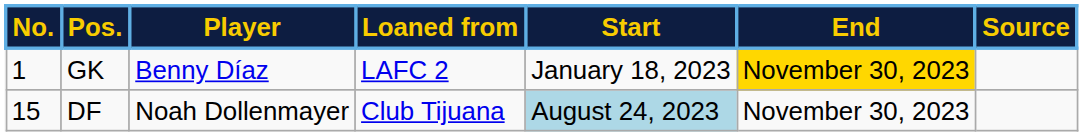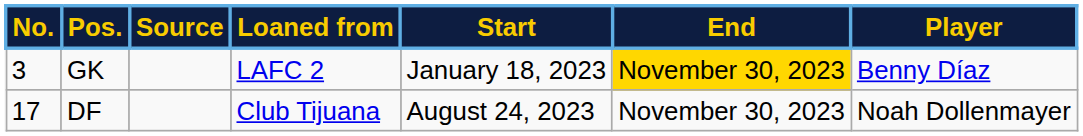columns swapped: (242, 27) <-> (1026, 27)
(19, 70) 1 -> (19, 70) 3
(26, 111) 15 -> (26, 111) 17
(625, 111) lightblue background -> (501, 111) no background
